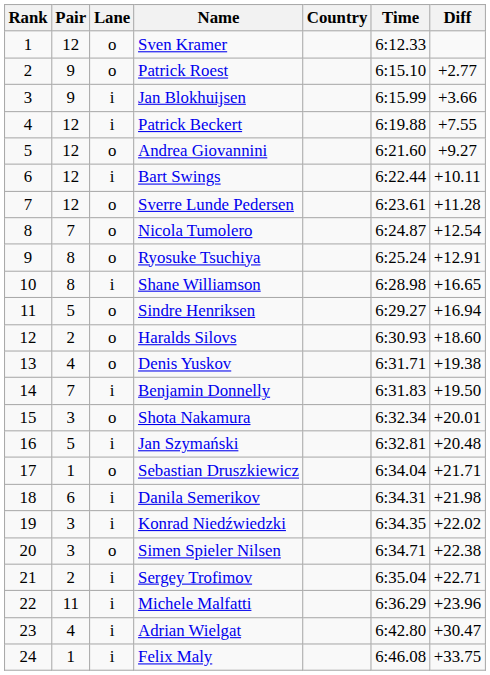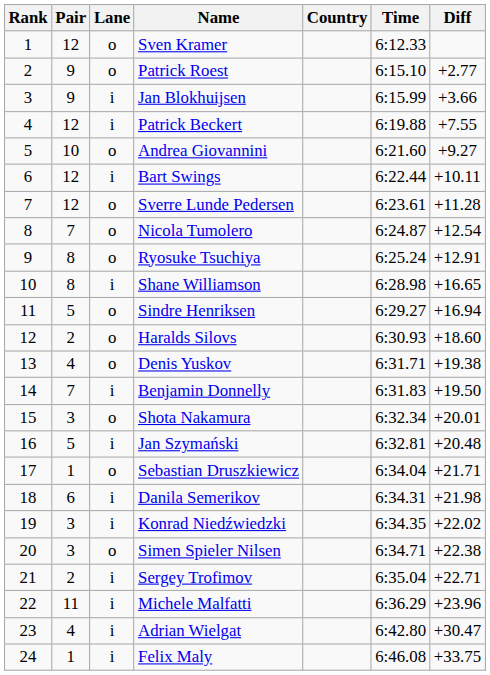(71, 151) 12 -> (71, 151) 10
